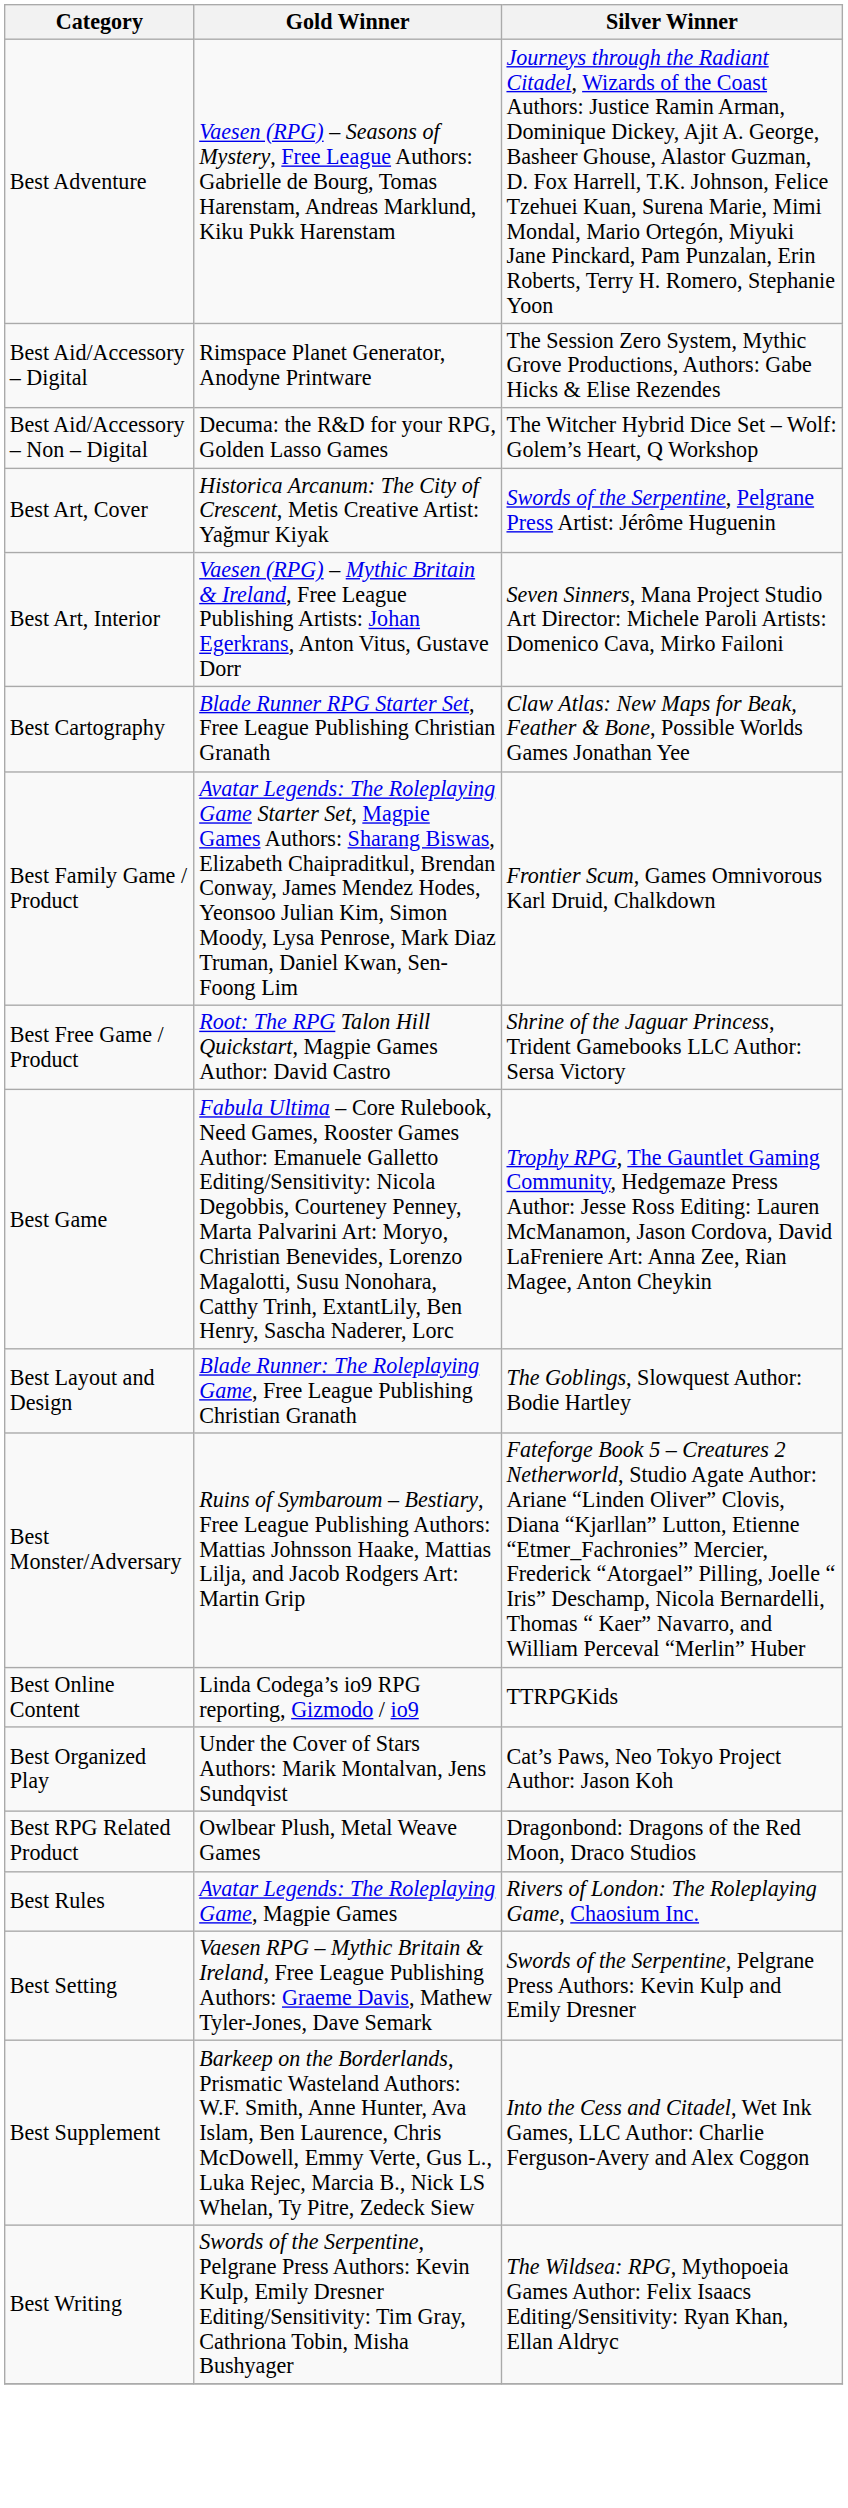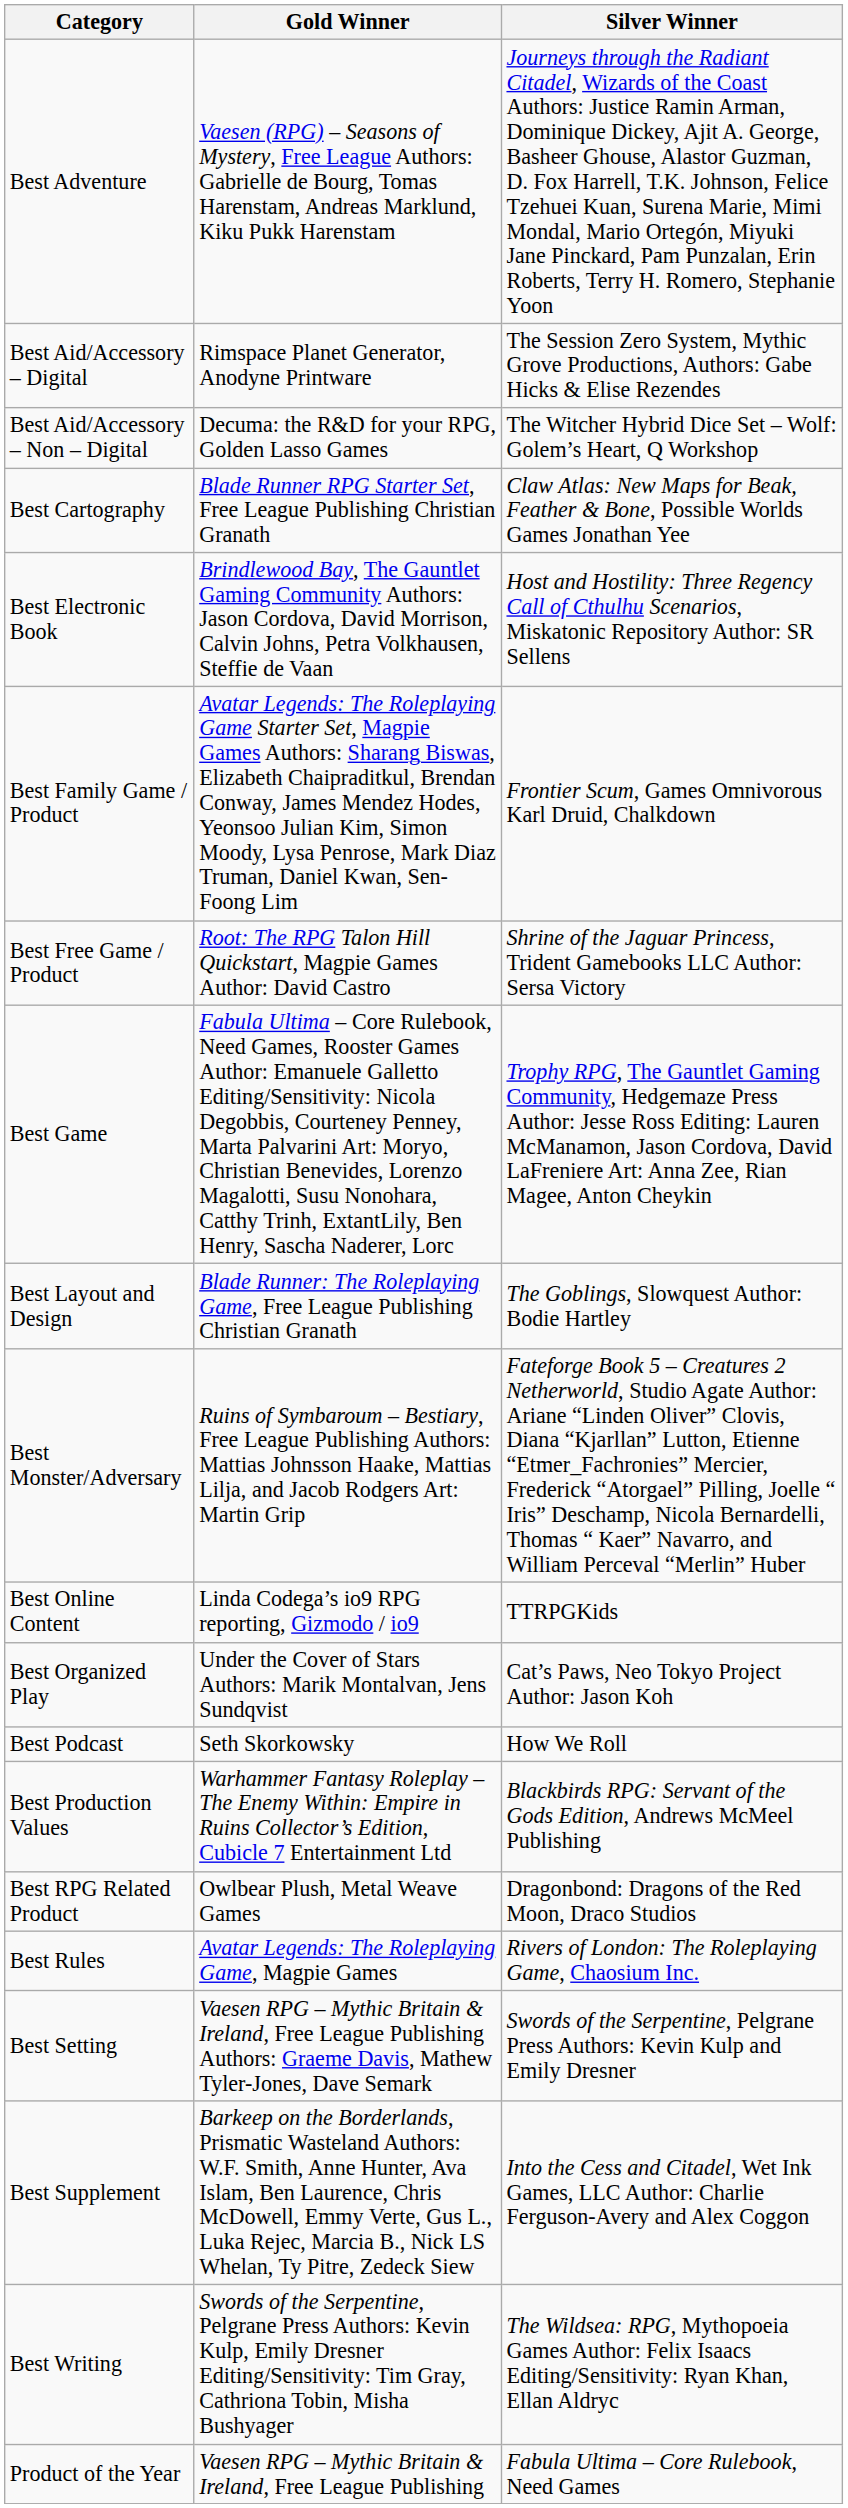- row: (79, 509)
- row: (85, 619)
+ row: (78, 619)
+ row: (67, 1744)
+ row: (81, 1816)
+ row: (95, 2473)
